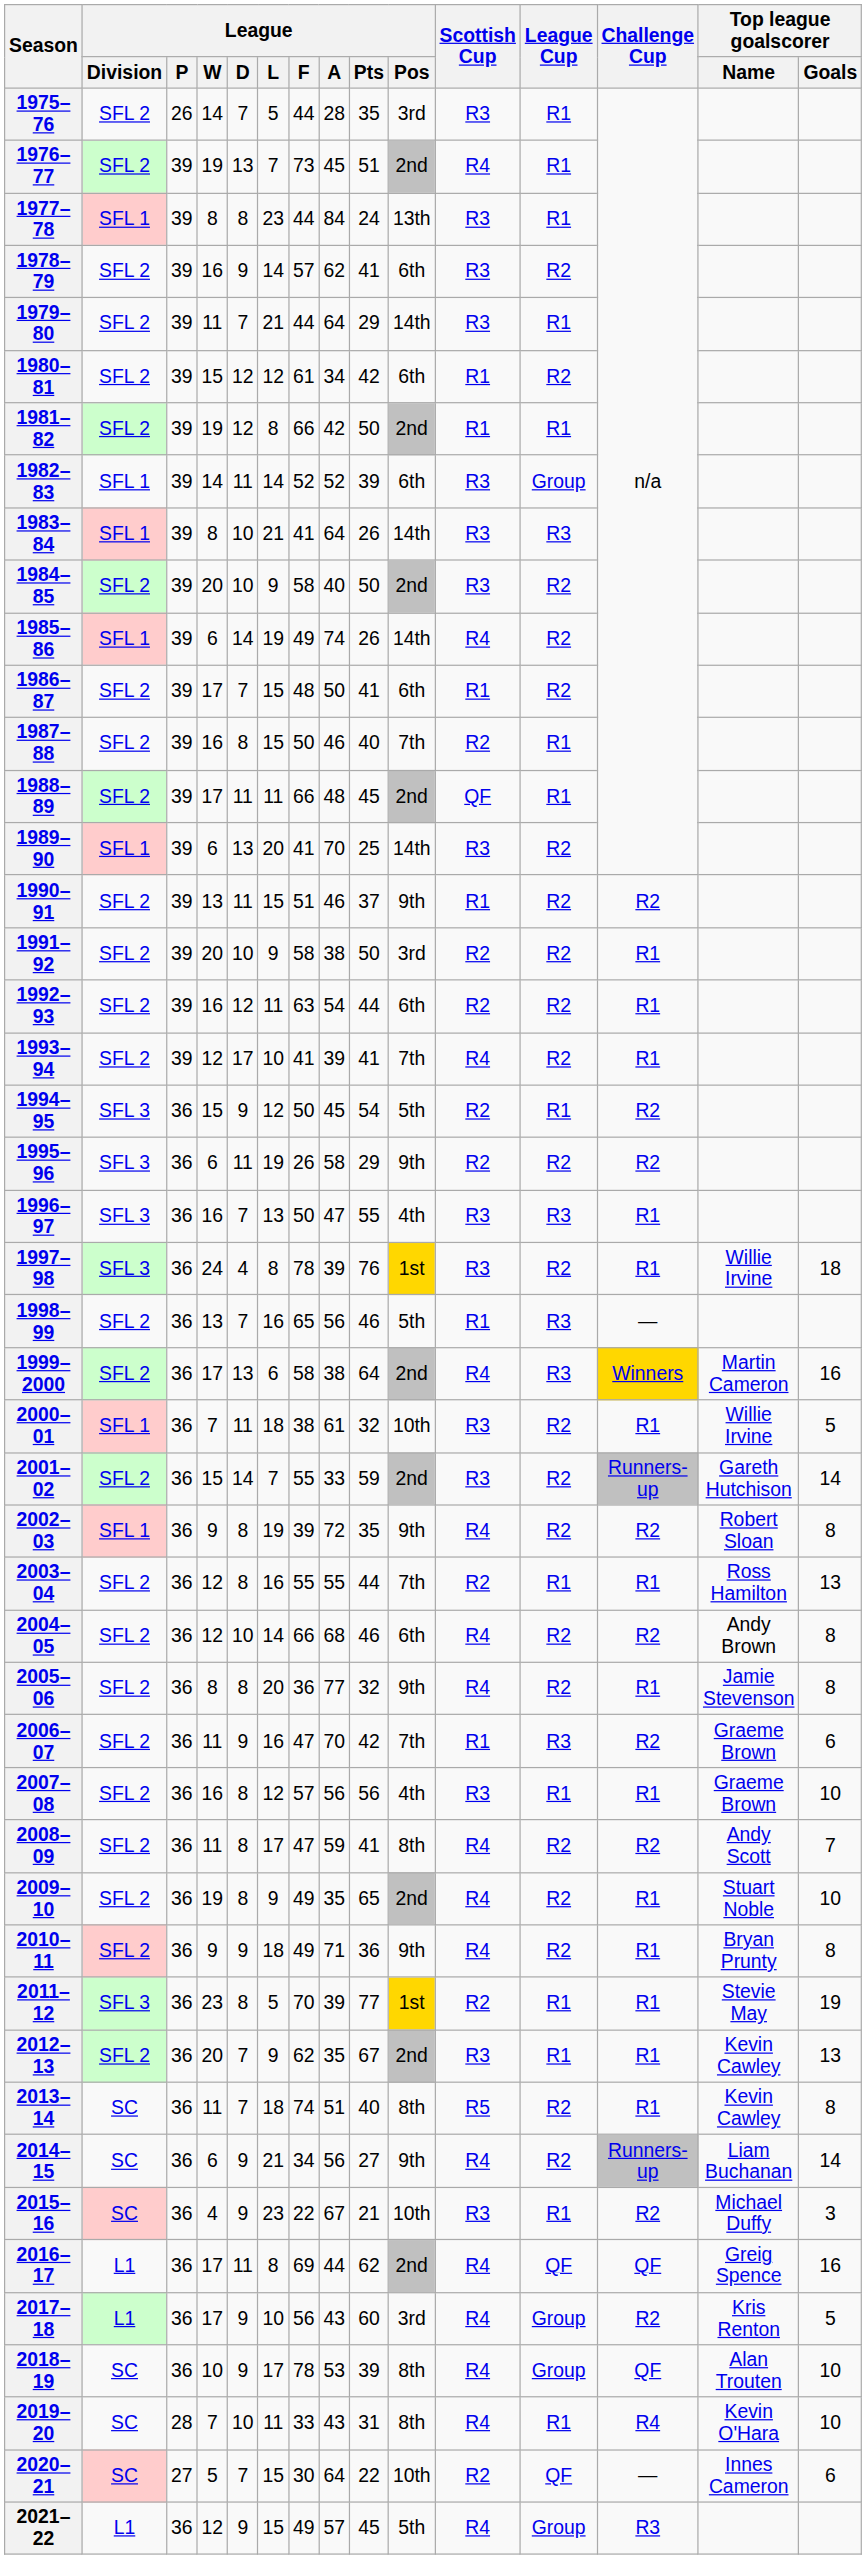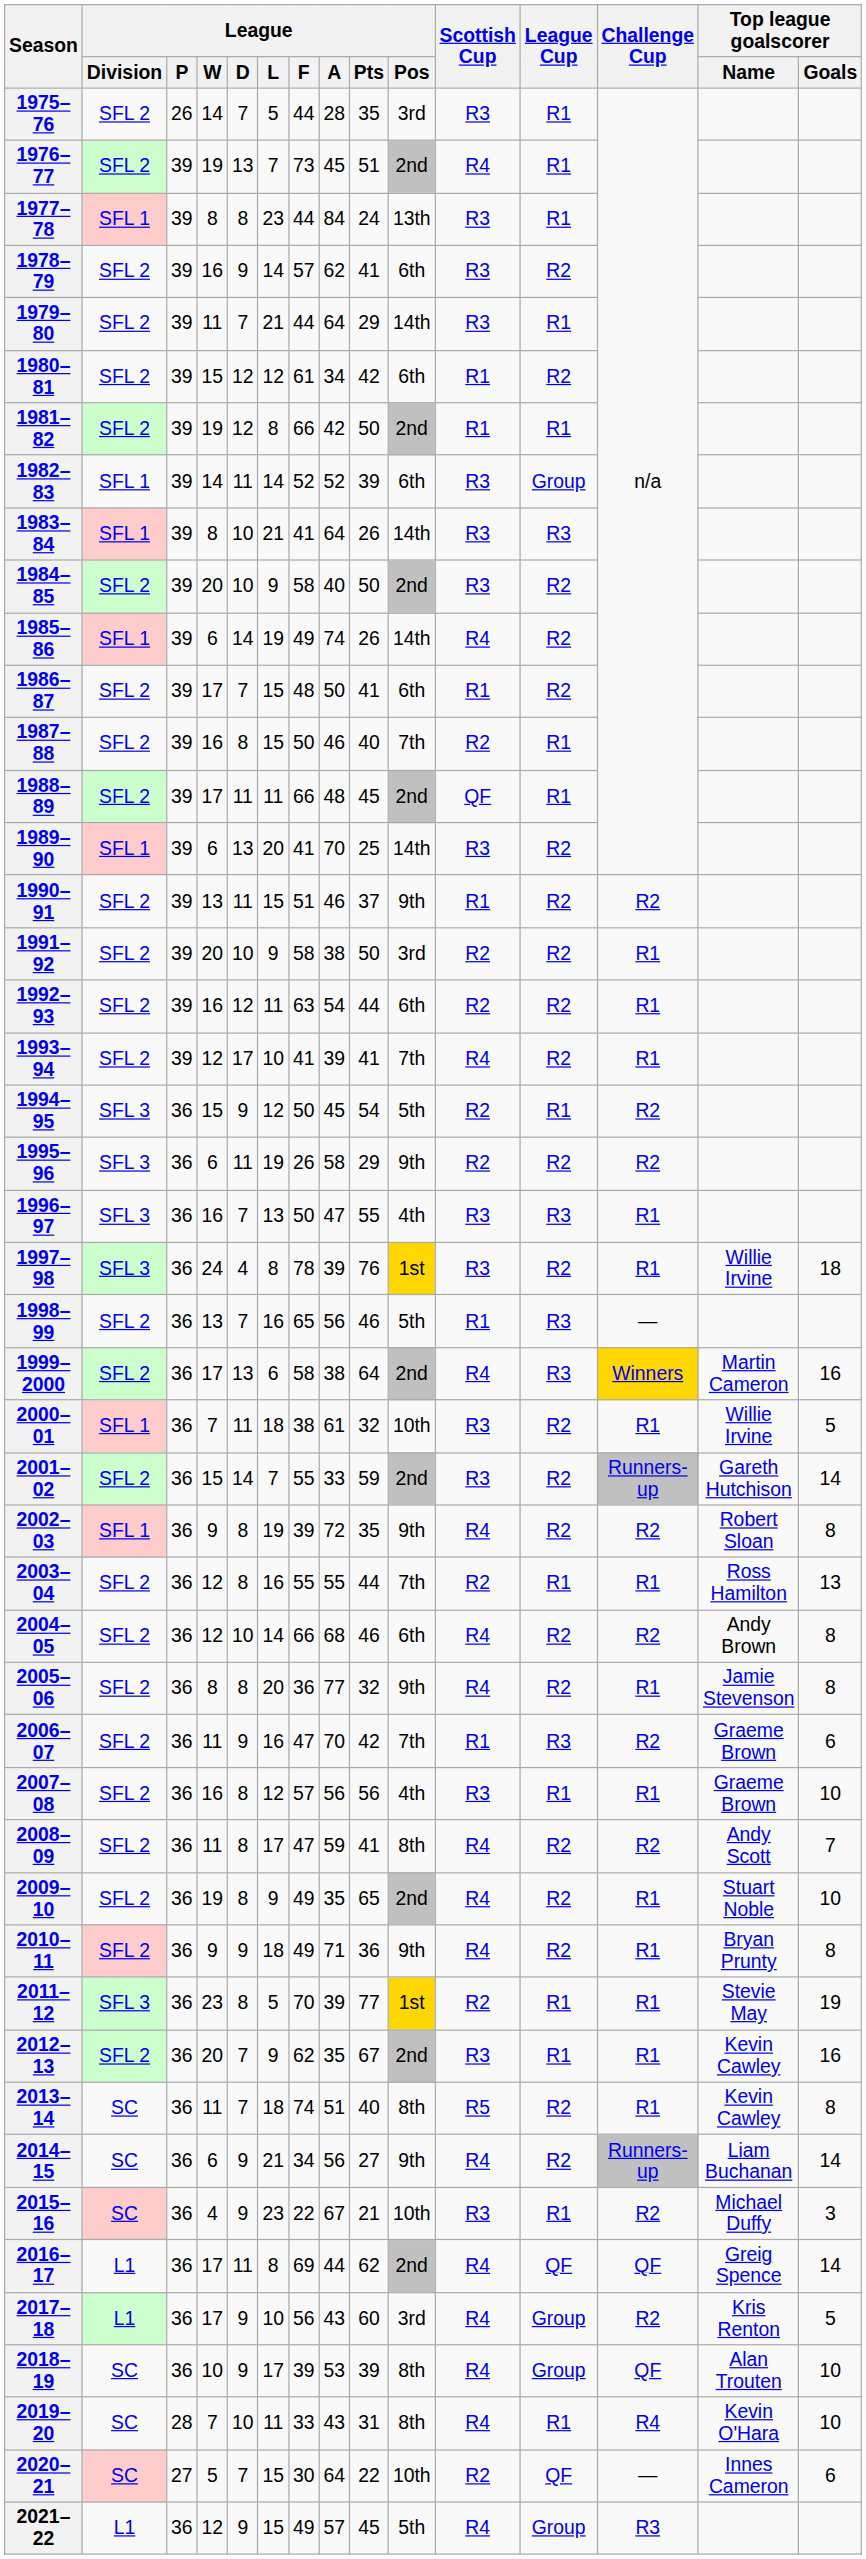(830, 2055) 13 -> (830, 2055) 16
(830, 2265) 16 -> (830, 2265) 14
(304, 2370) 78 -> (304, 2370) 39
